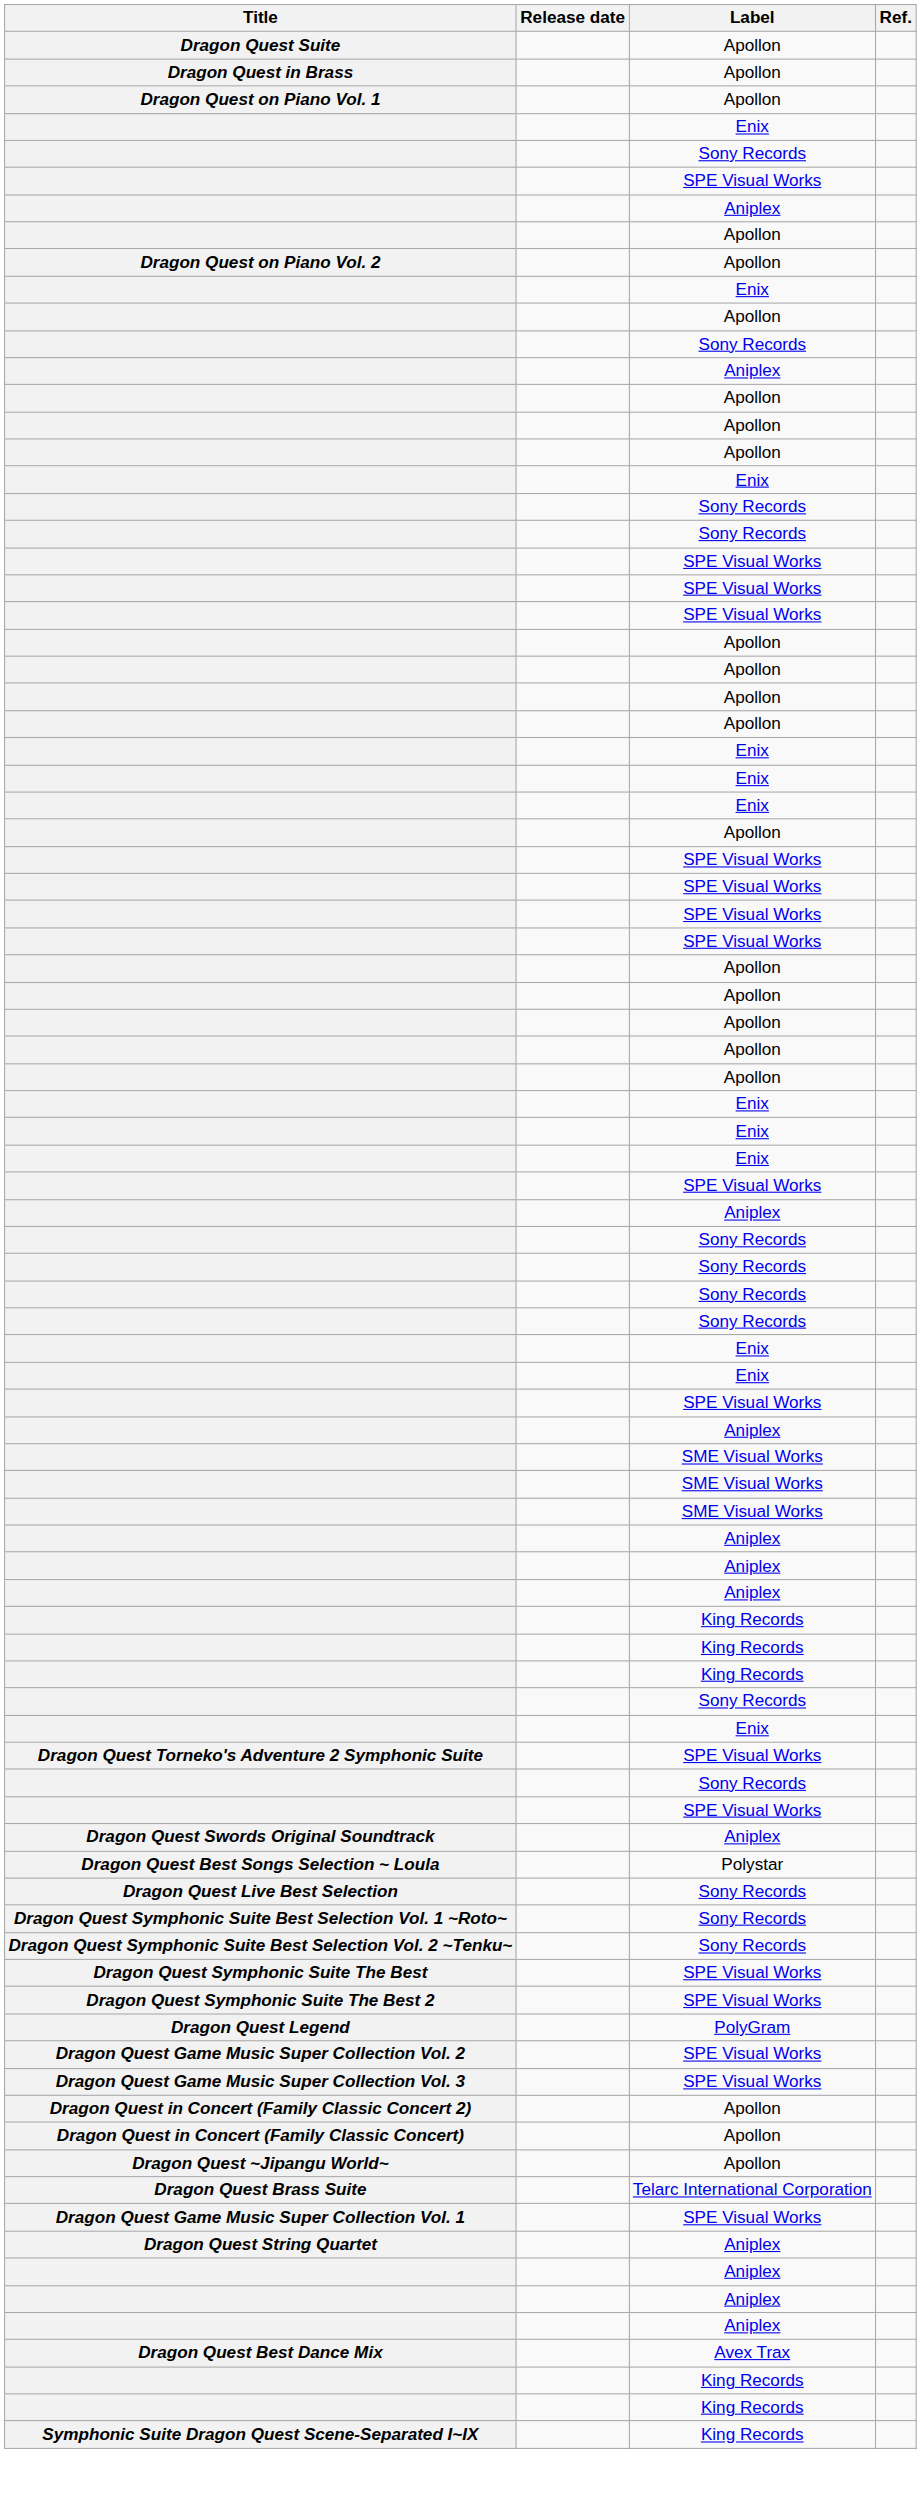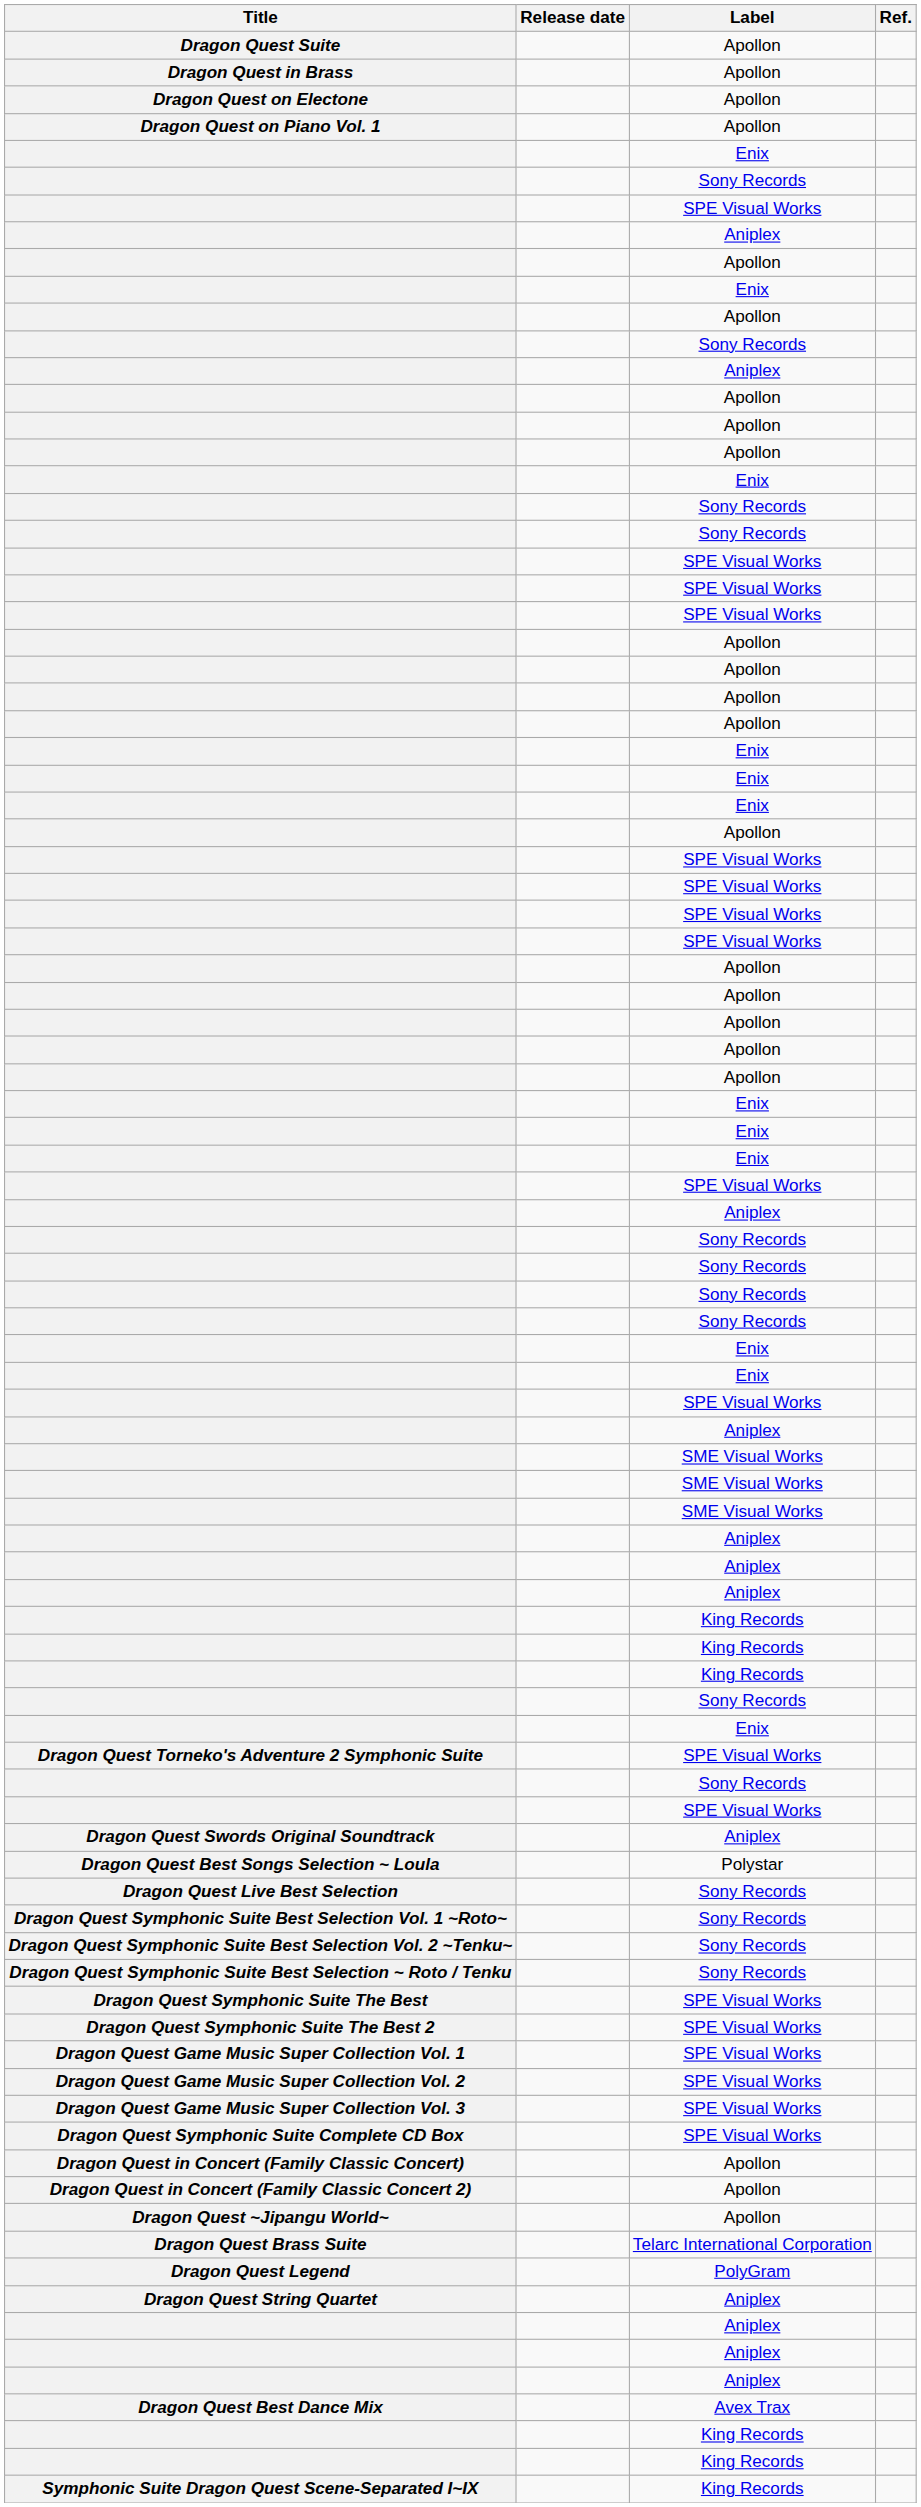+ row: (260, 99)
- row: (260, 262)
+ row: (260, 1972)
rows swapped: (260, 2217) <-> (260, 2027)
+ row: (260, 2135)
rows swapped: (260, 2135) <-> (260, 2108)
